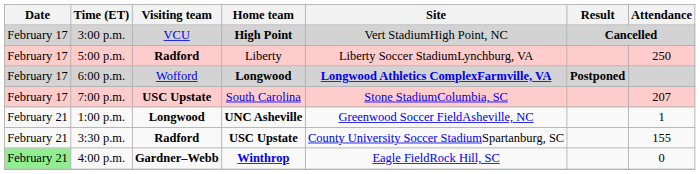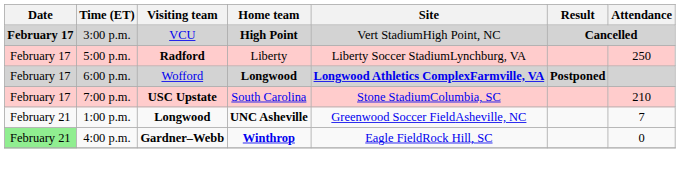(38, 35) normal -> (40, 35) bold
(662, 97) 207 -> (642, 97) 210
(662, 117) 1 -> (642, 117) 7
- row: (101, 138)
